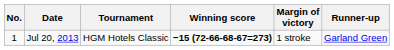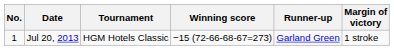columns swapped: (298, 17) <-> (356, 17)
(223, 38) bold -> (223, 38) normal
